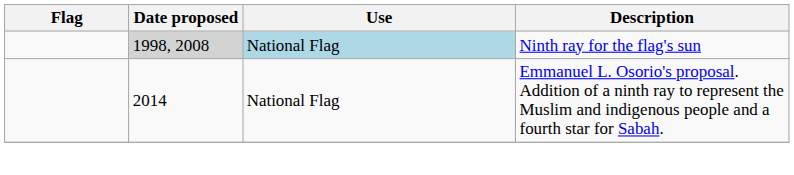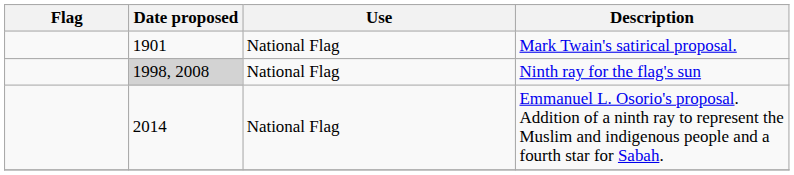+ row: (628, 44)
(293, 44) lightblue background -> (293, 71) no background
